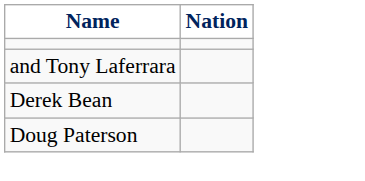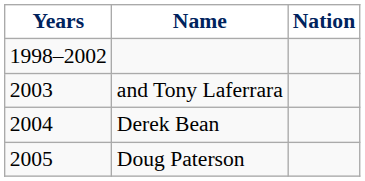+ column: (58, 21)
